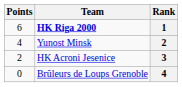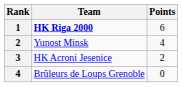columns swapped: (164, 12) <-> (20, 12)
